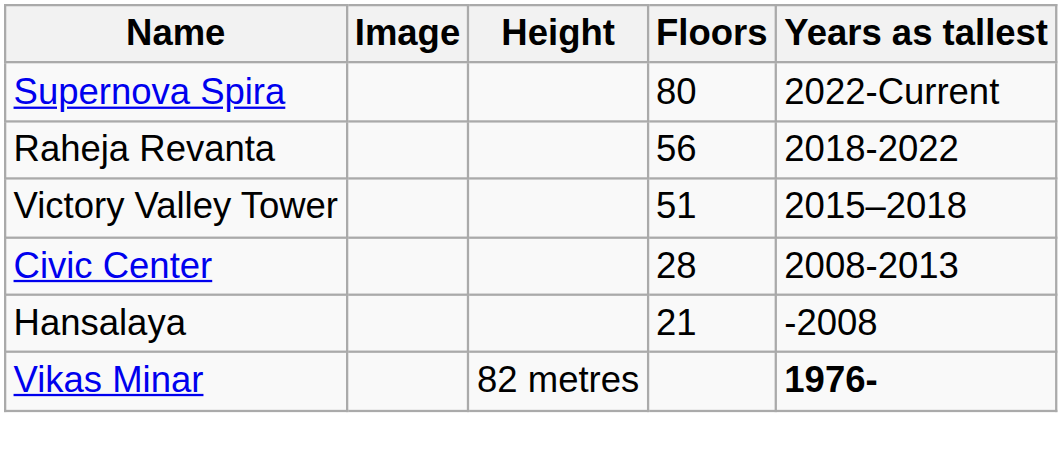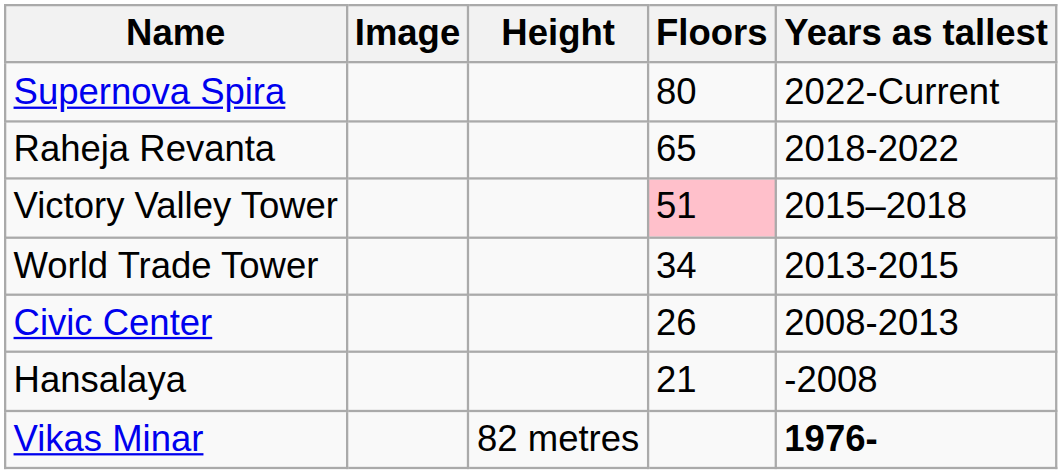(676, 149) 56 -> (676, 149) 65
(676, 206) no background -> (676, 206) pink background
+ row: (166, 264)
(676, 264) 28 -> (676, 322) 26
